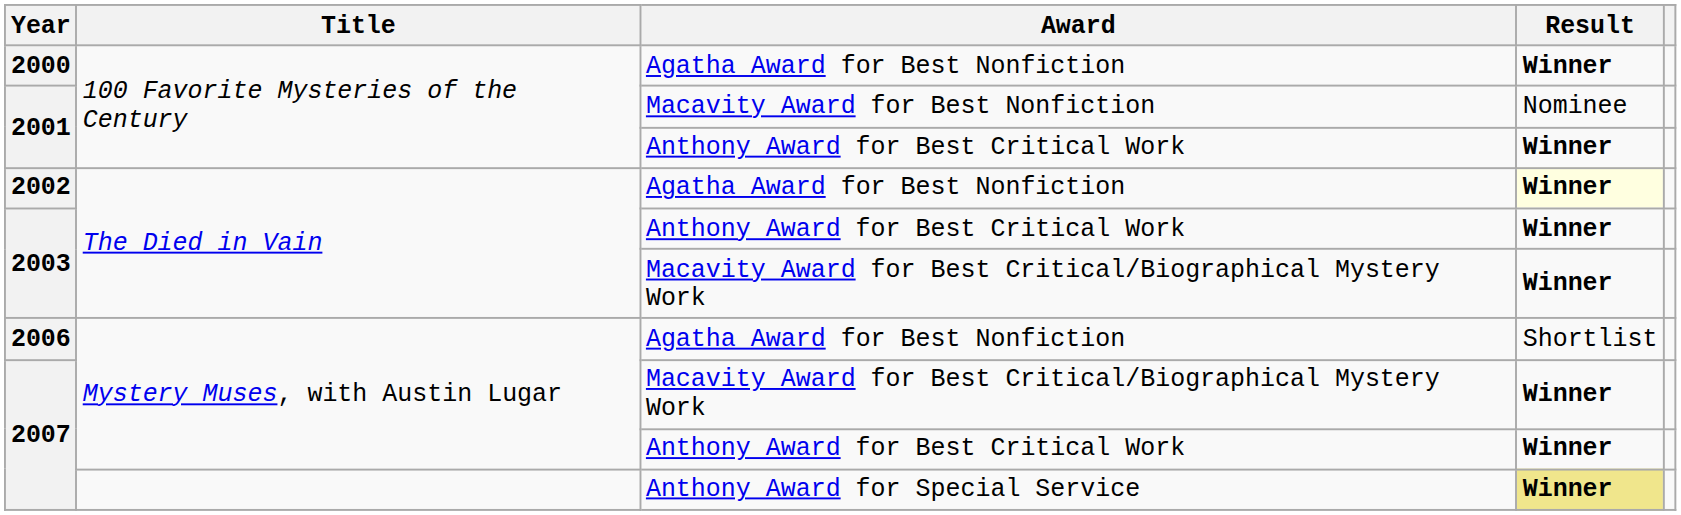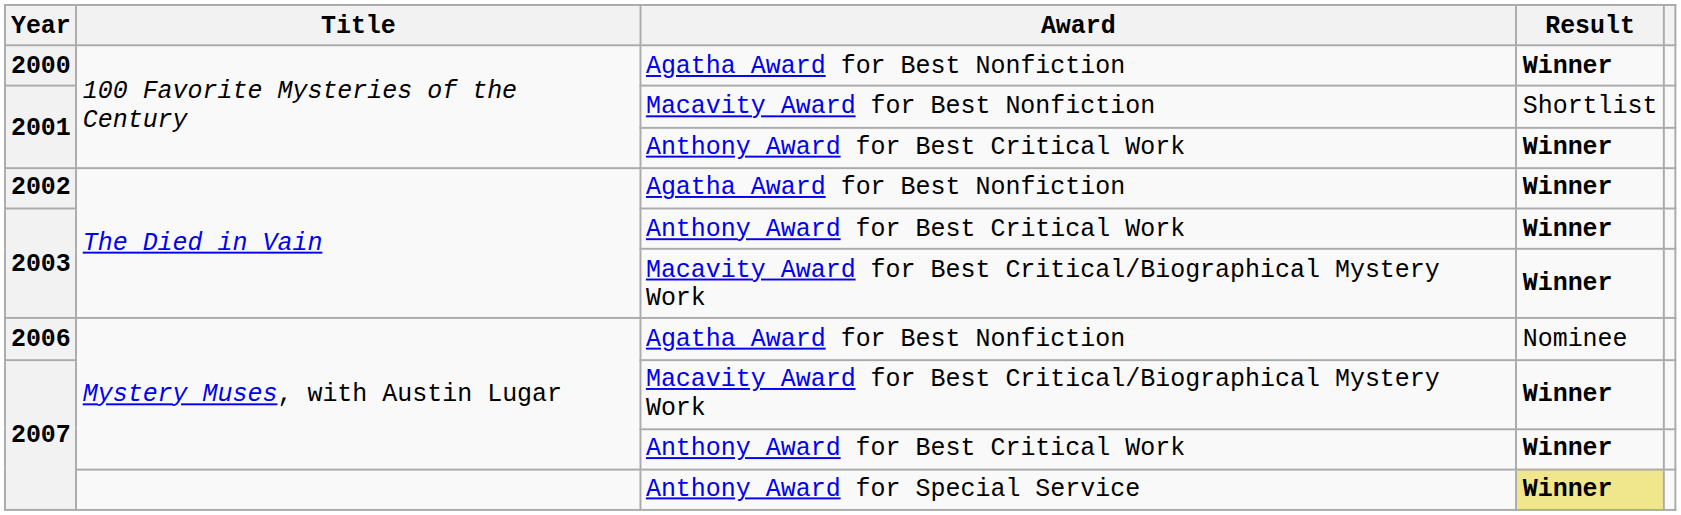(1575, 107) Nominee -> (1590, 107) Shortlist
(1568, 188) lightyellow background -> (1568, 188) no background
(1590, 339) Shortlist -> (1575, 339) Nominee
